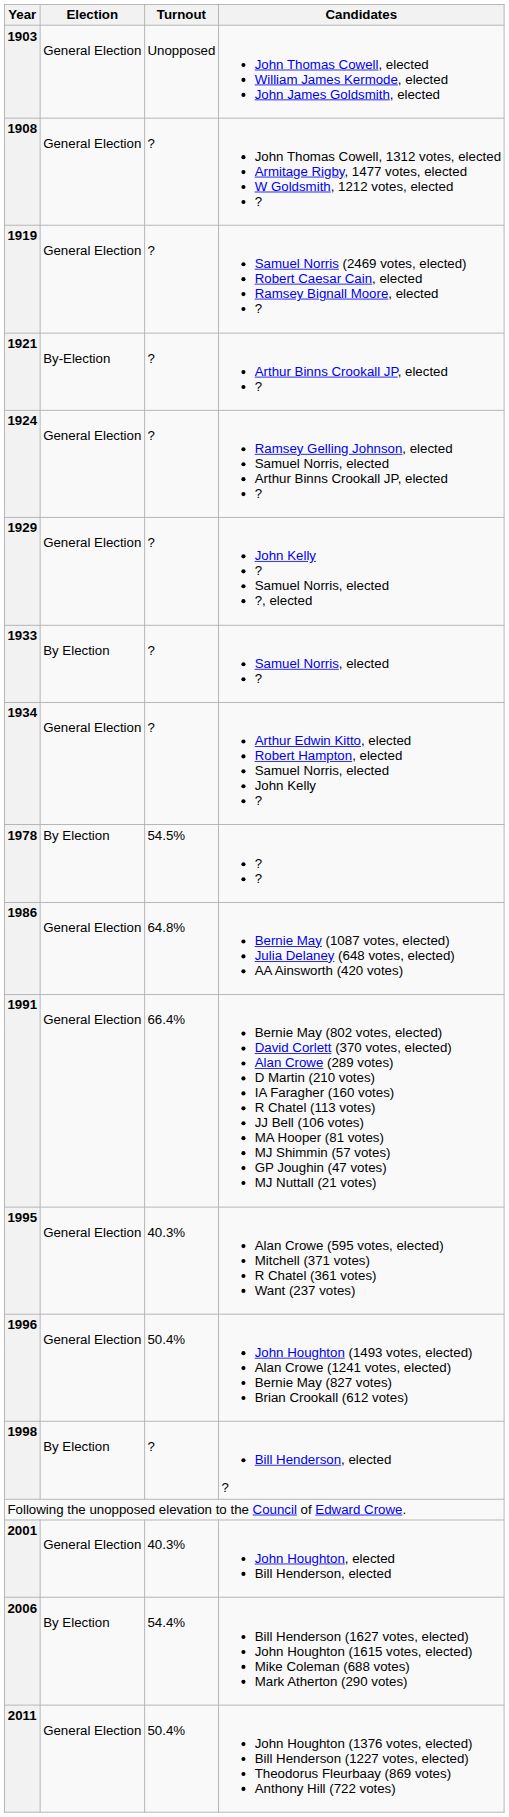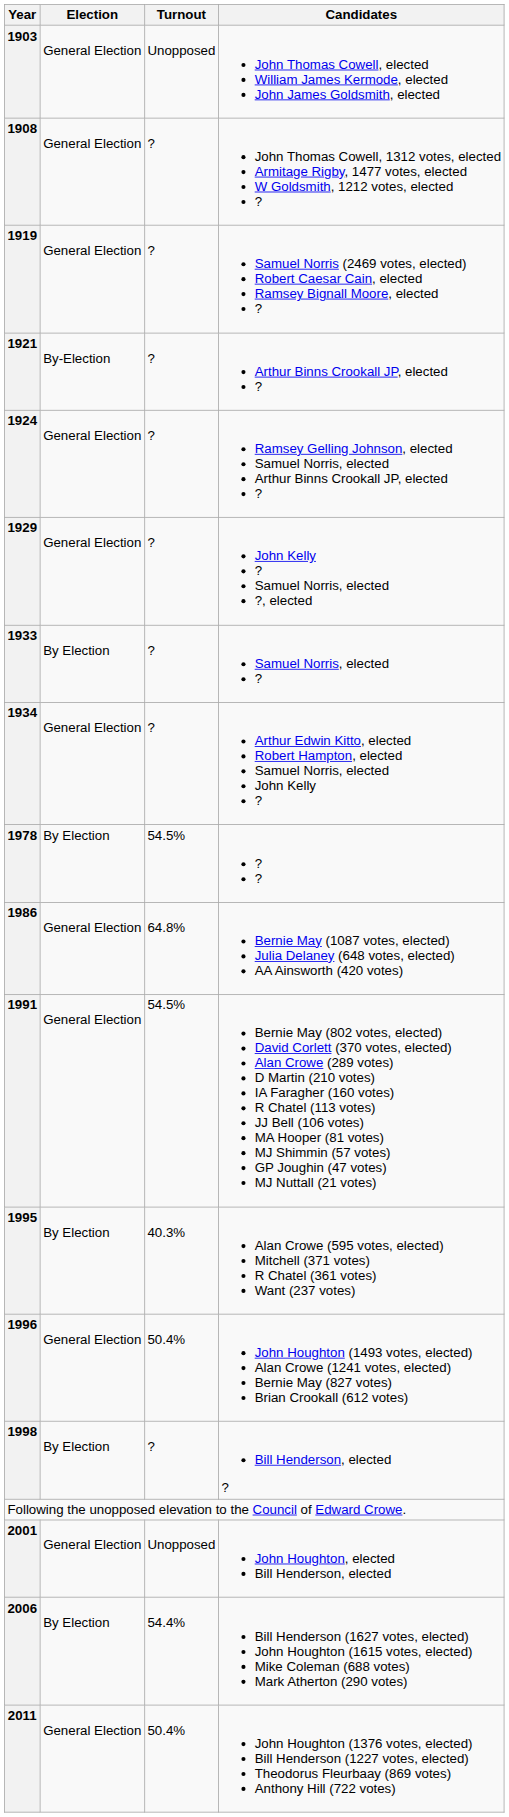(166, 1020) 66.4% -> (166, 1005) 54.5%
(92, 1232) General Election -> (76, 1232) By Election
(166, 1545) 40.3% -> (181, 1545) Unopposed
